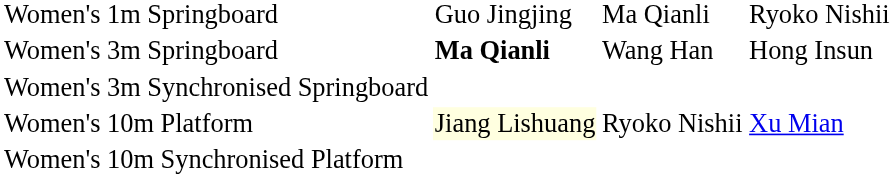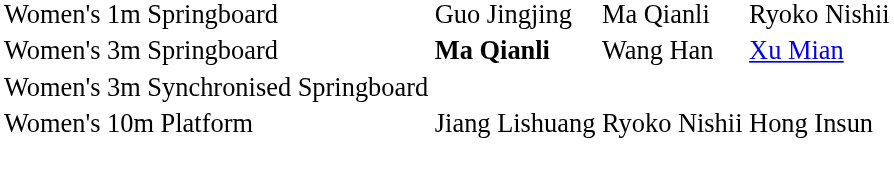(811, 50) Hong Insun -> (796, 50) Xu Mian
(515, 123) lightyellow background -> (515, 123) no background
(796, 123) Xu Mian -> (811, 123) Hong Insun
- row: (204, 159)
